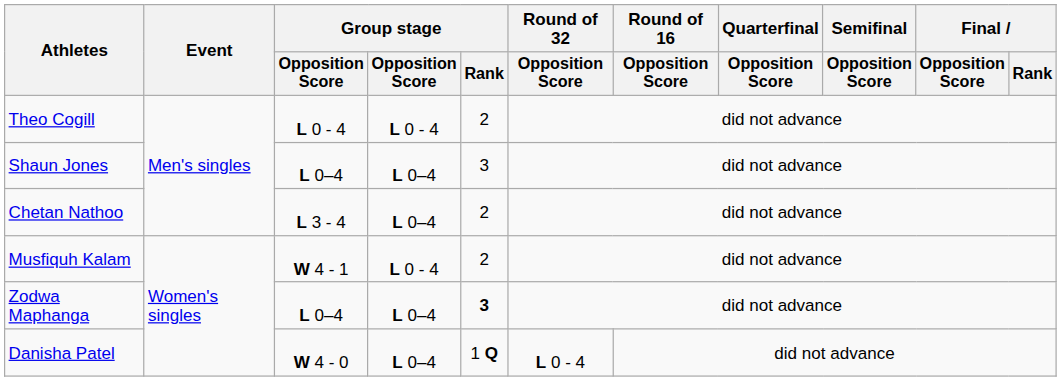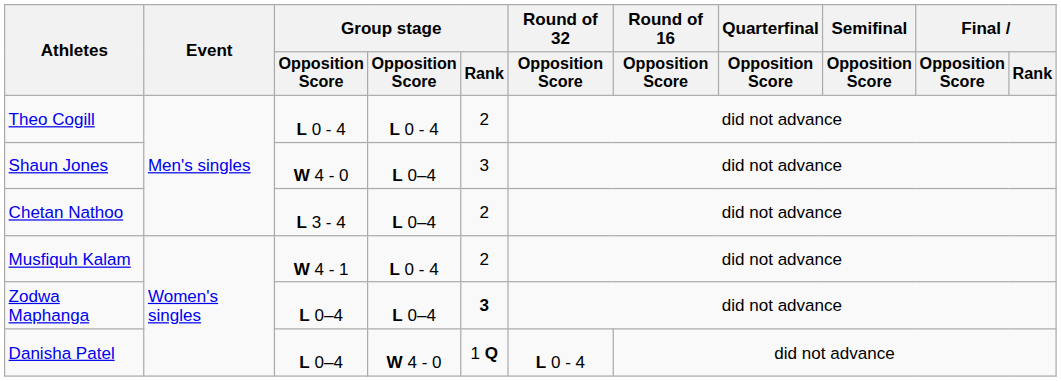(321, 175) L 0–4 -> (321, 175) W 4 - 0
(321, 362) W 4 - 0 -> (321, 362) L 0–4
(414, 362) L 0–4 -> (414, 362) W 4 - 0
